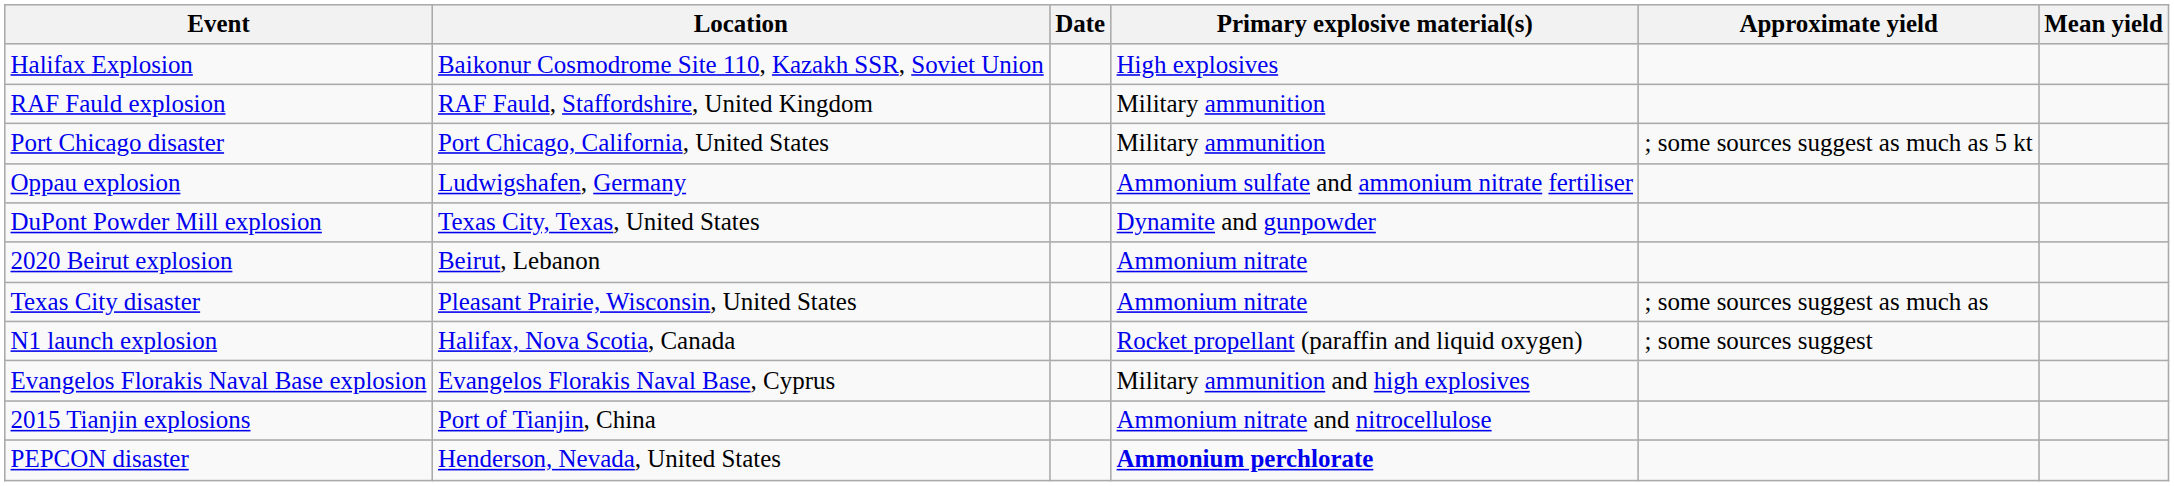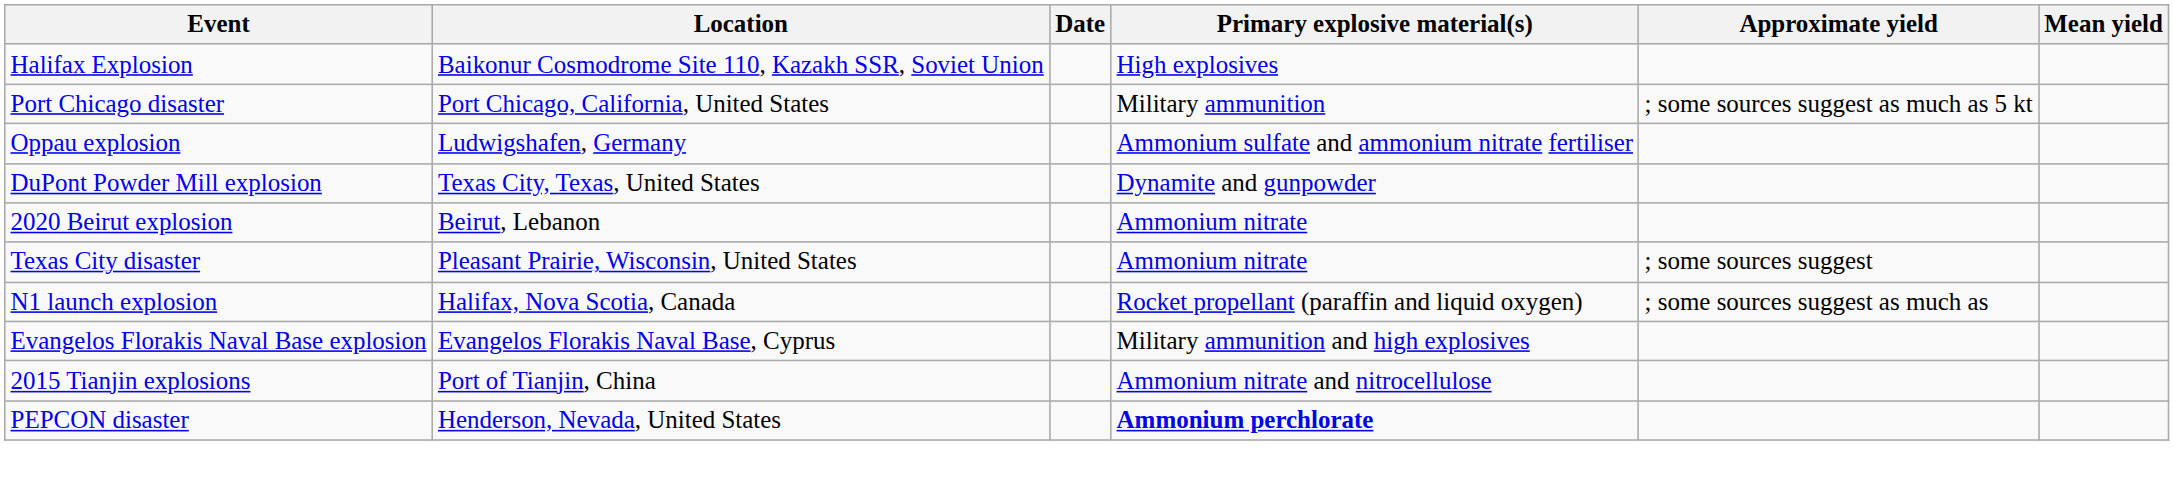- row: (118, 103)
(1816, 301) ; some sources suggest as much as -> (1759, 261) ; some sources suggest
(1759, 340) ; some sources suggest -> (1816, 301) ; some sources suggest as much as
